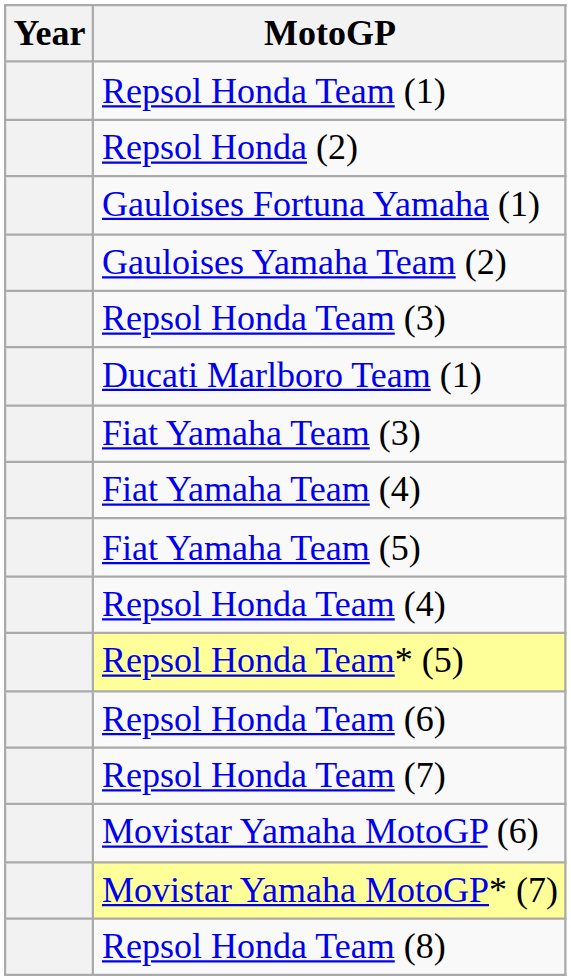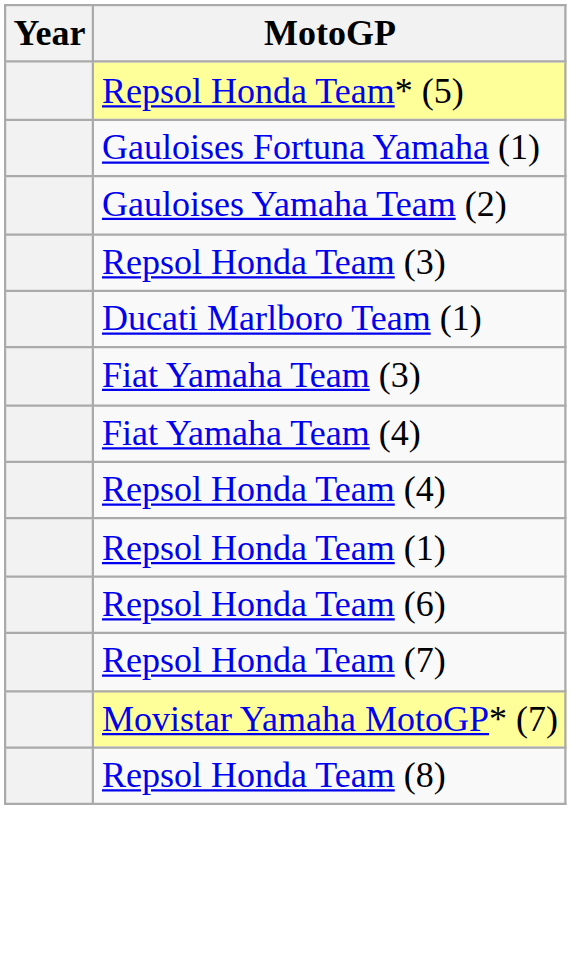rows swapped: (274, 90) <-> (283, 661)
- row: (230, 147)
- row: (261, 546)
- row: (320, 832)
